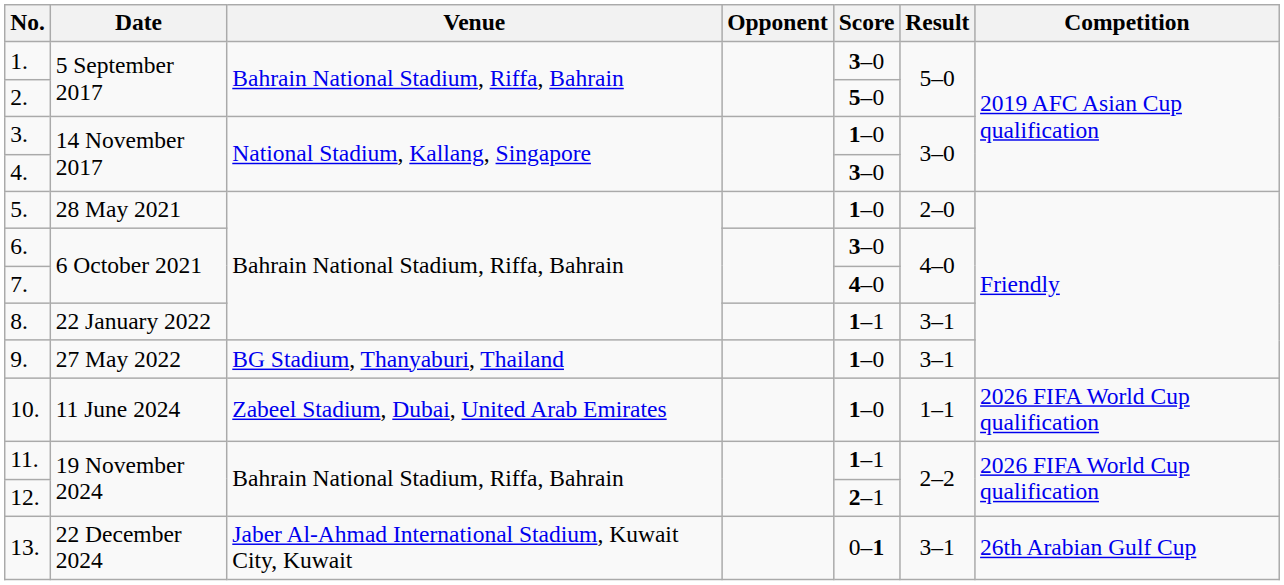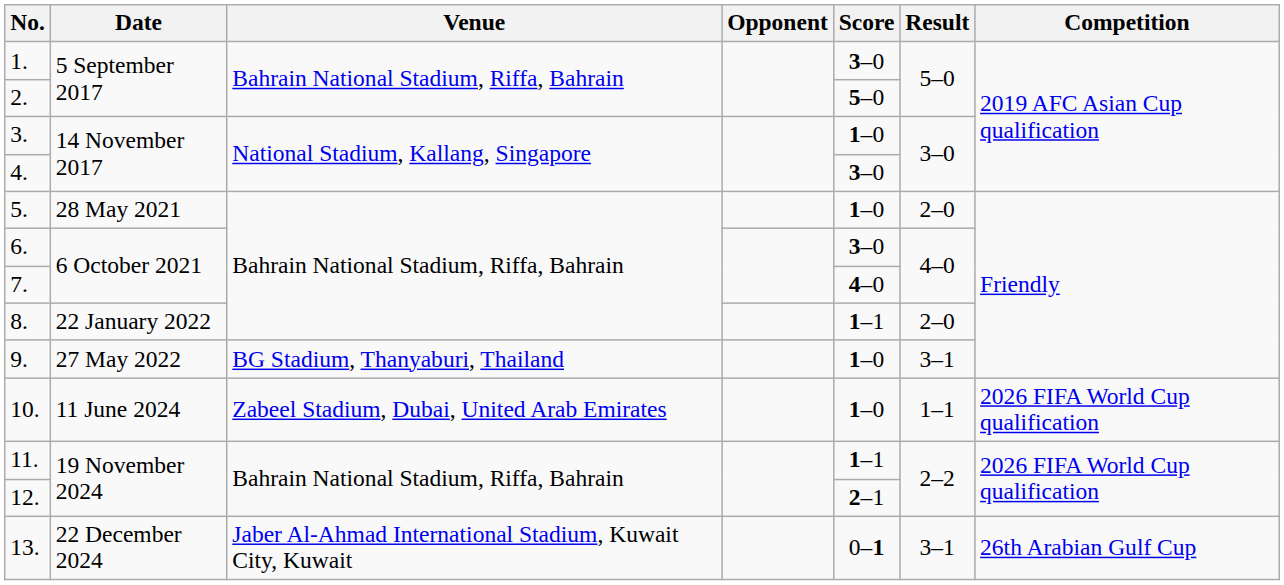(937, 321) 3–1 -> (937, 321) 2–0
